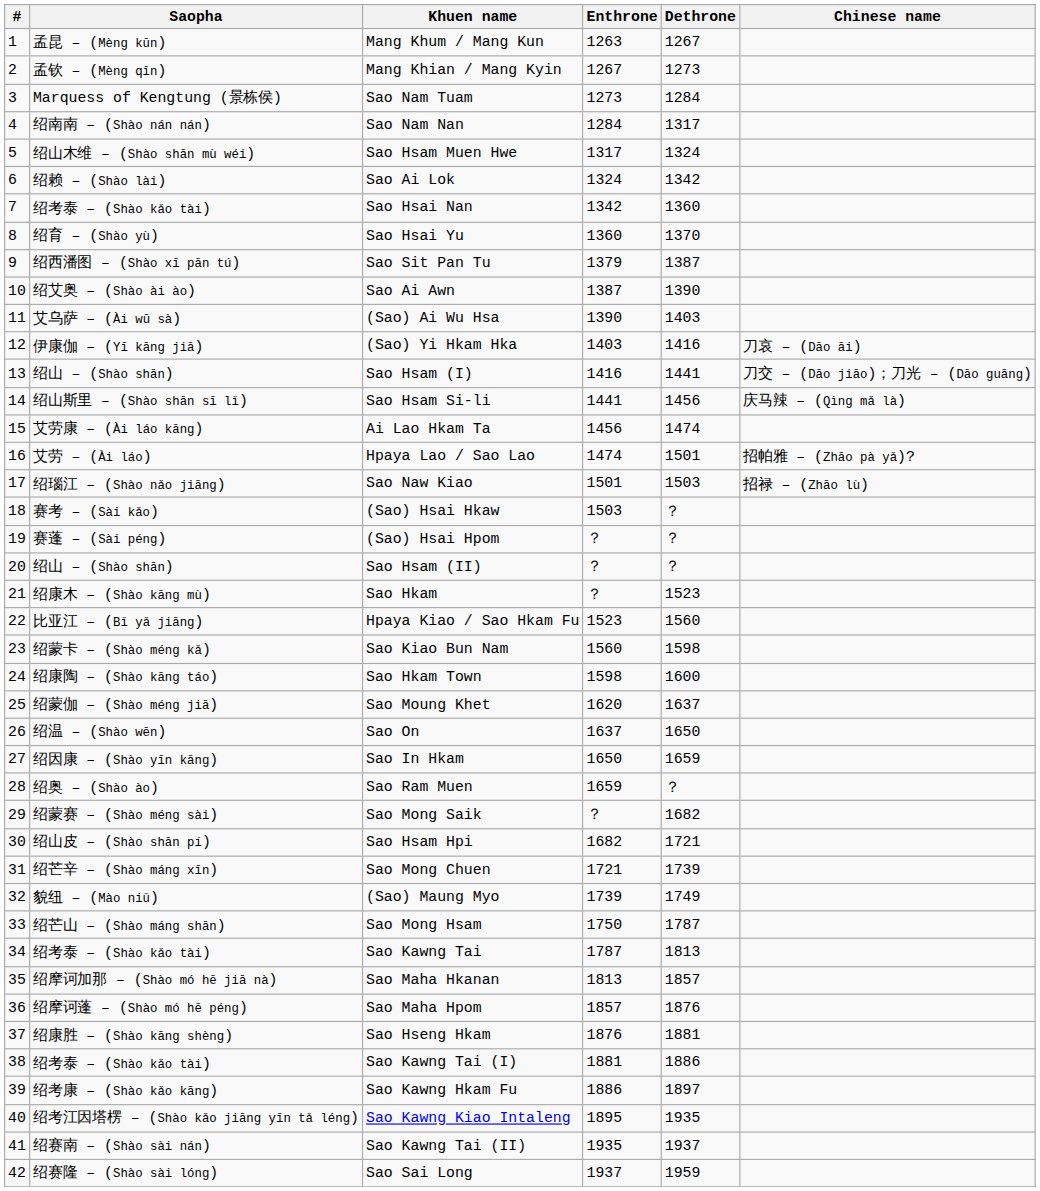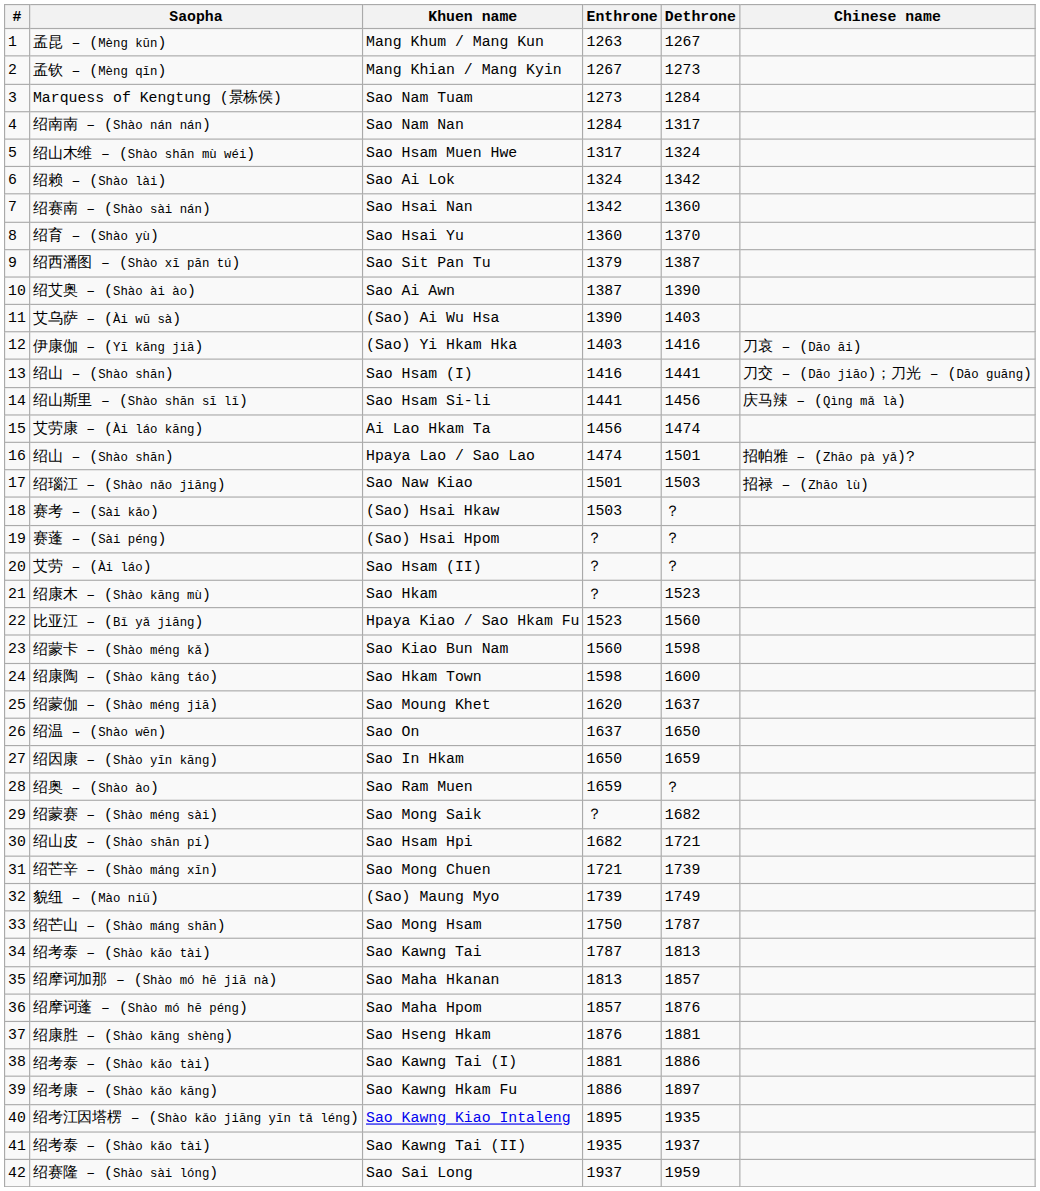(122, 209) 绍考泰 – (Shào kǎo tài) -> (122, 209) 绍赛南 – (Shào sài nán)
(92, 457) 艾劳 – (Ài láo) -> (103, 457) 绍山 – (Shào shān)
(103, 567) 绍山 – (Shào shān) -> (92, 567) 艾劳 – (Ài láo)
(122, 1146) 绍赛南 – (Shào sài nán) -> (122, 1146) 绍考泰 – (Shào kǎo tài)
